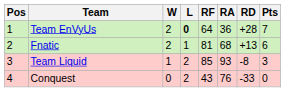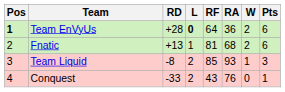columns swapped: (172, 12) <-> (248, 12)
(10, 29) normal -> (10, 29) bold
(265, 29) 7 -> (265, 29) 6
(265, 78) 0 -> (265, 78) 1
